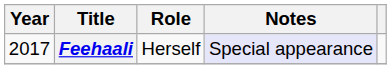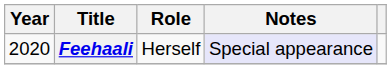(30, 48) 2017 -> (30, 48) 2020
